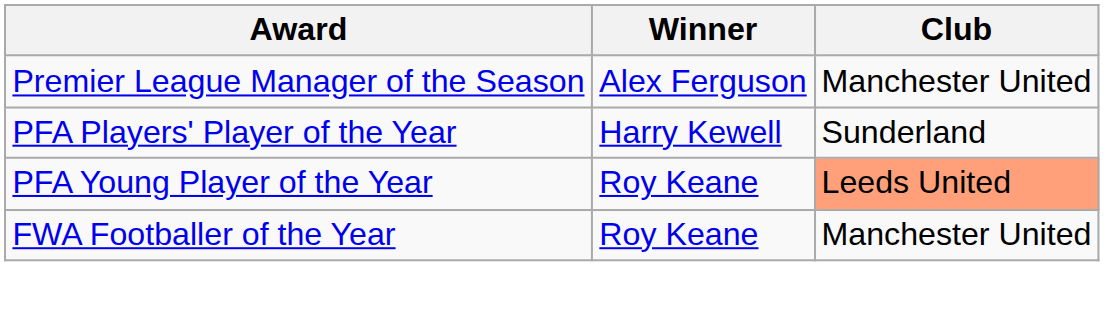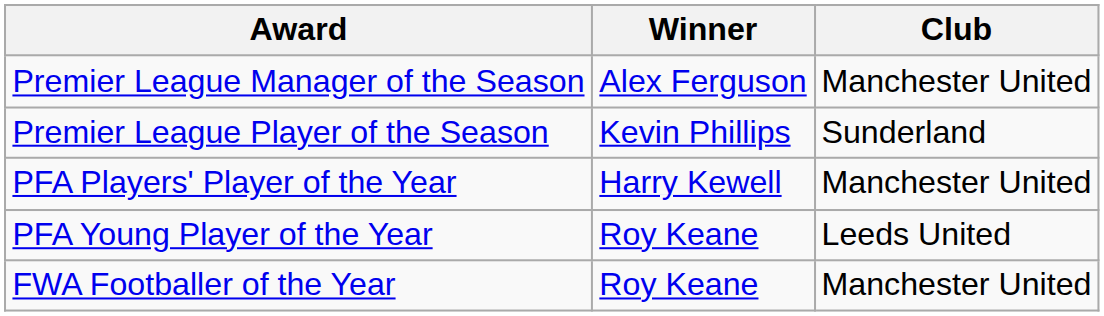+ row: (281, 132)
(904, 132) Sunderland -> (957, 183) Manchester United
(916, 183) lightsalmon background -> (916, 234) no background
